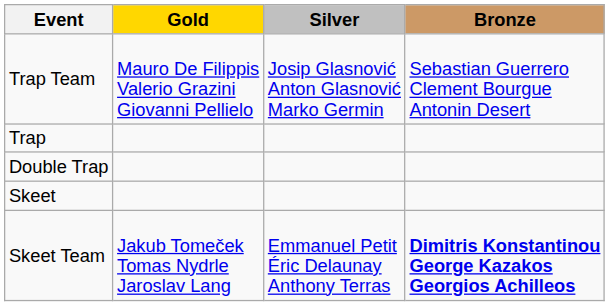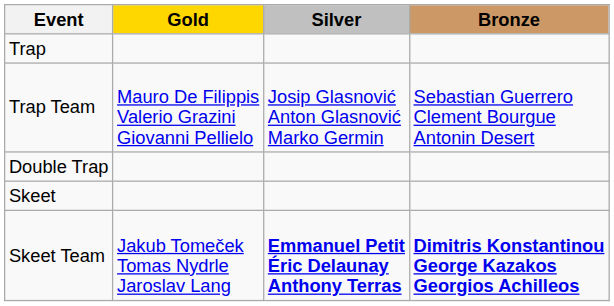rows swapped: (27, 138) <-> (52, 79)
(332, 266) normal -> (336, 266) bold
